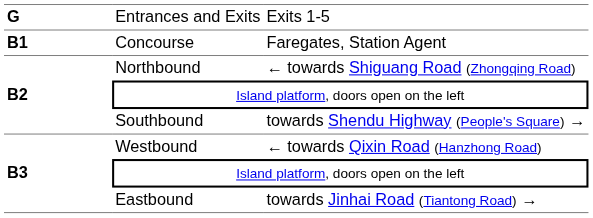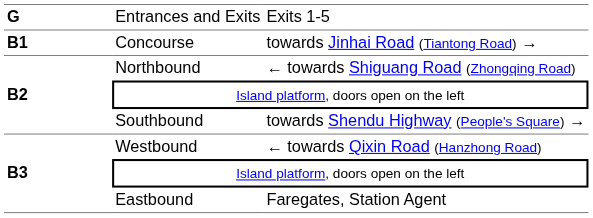(356, 42) Faregates, Station Agent -> (402, 42) towards Jinhai Road (Tiantong Road) →
(402, 199) towards Jinhai Road (Tiantong Road) → -> (356, 199) Faregates, Station Agent
